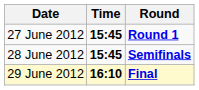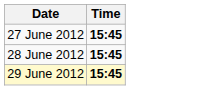- column: (160, 14)
(106, 74) 16:10 -> (106, 74) 15:45
